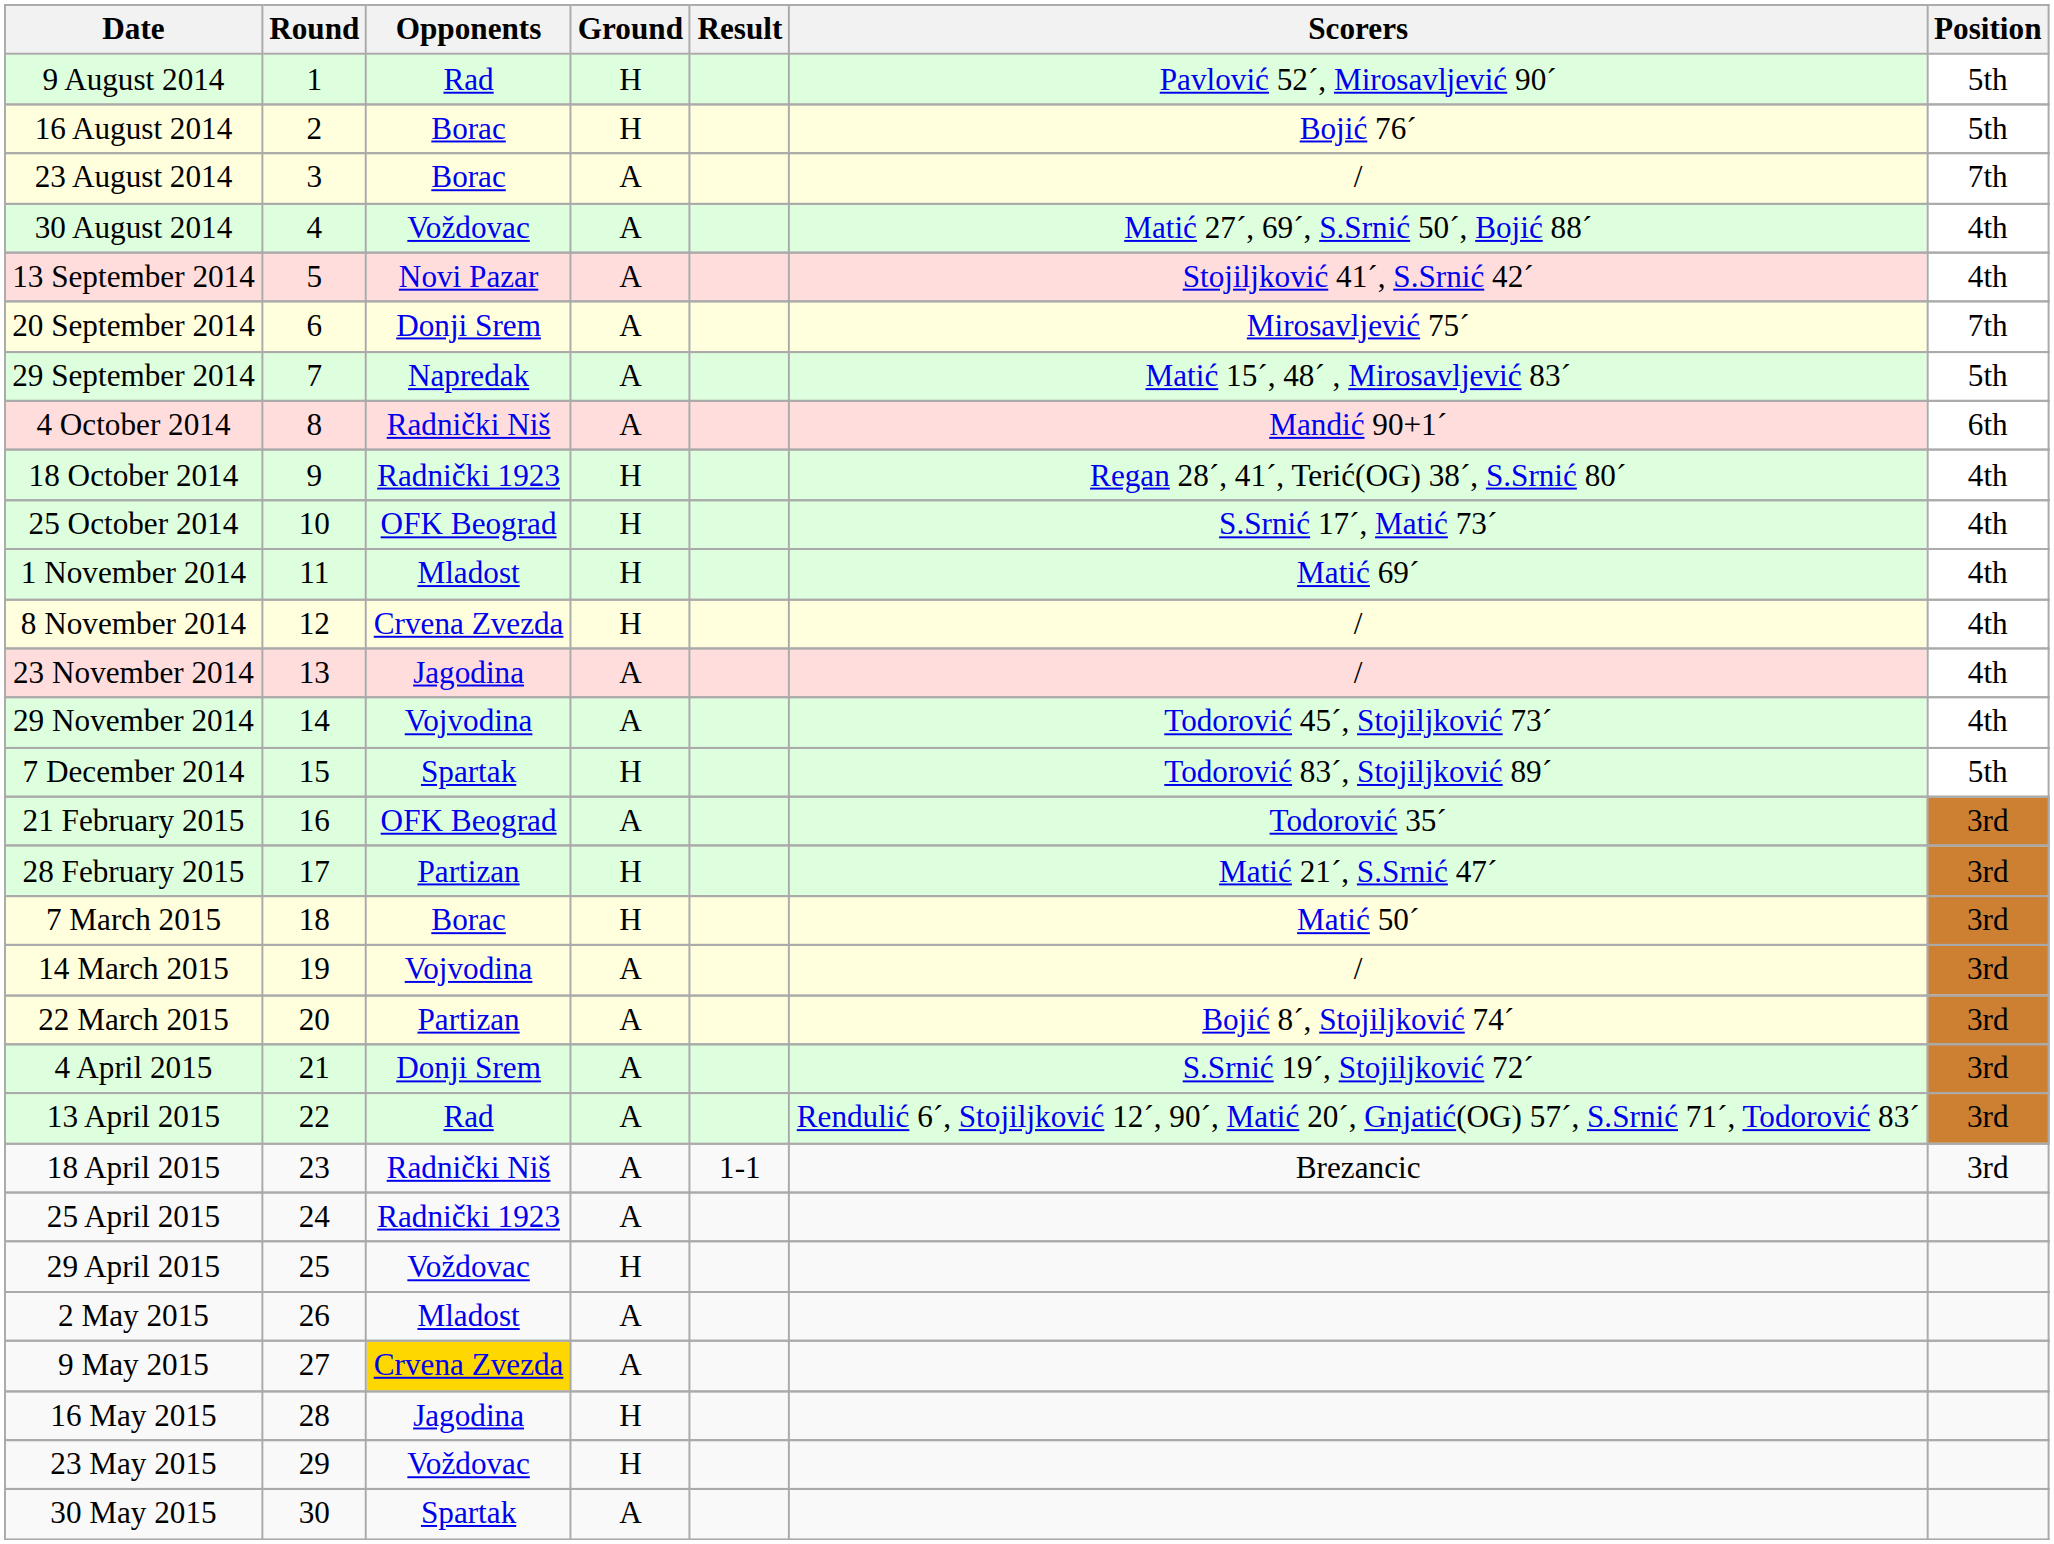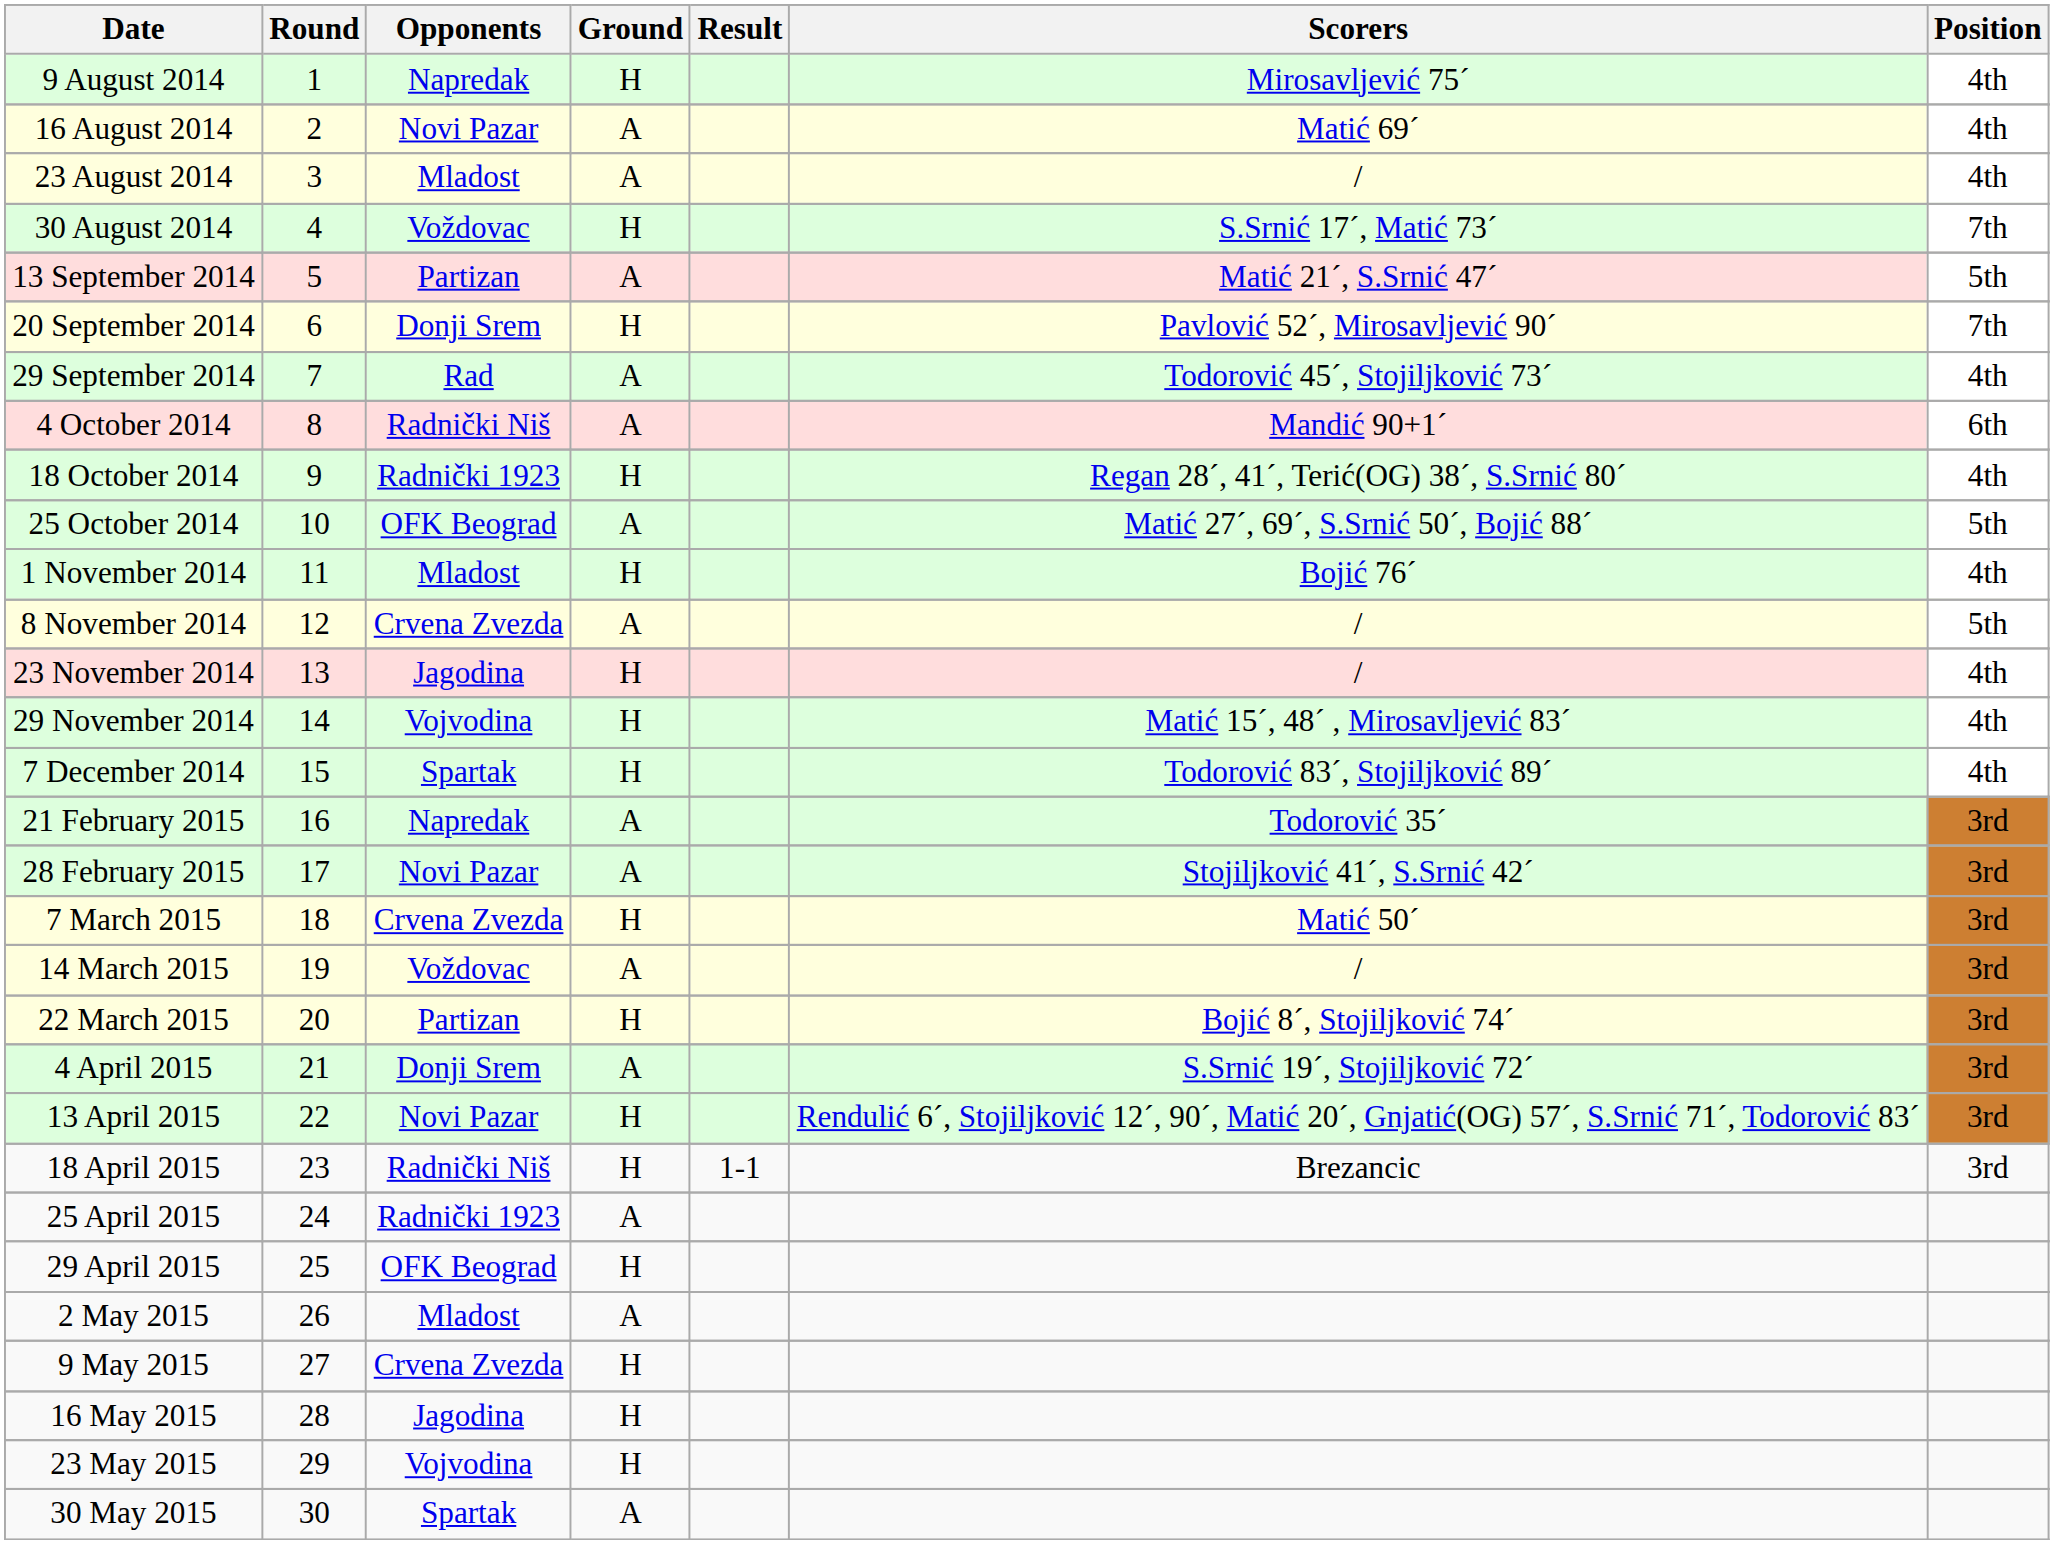(469, 78) Rad -> (469, 78) Napredak
(1358, 78) Pavlović 52´, Mirosavljević 90´ -> (1358, 78) Mirosavljević 75´
(1988, 78) 5th -> (1988, 78) 4th
(469, 128) Borac -> (469, 128) Novi Pazar
(630, 128) H -> (630, 128) A
(1358, 128) Bojić 76´ -> (1358, 128) Matić 69´
(1988, 128) 5th -> (1988, 128) 4th
(469, 177) Borac -> (469, 177) Mladost
(1988, 177) 7th -> (1988, 177) 4th
(630, 227) A -> (630, 227) H
(1358, 227) Matić 27´, 69´, S.Srnić 50´, Bojić 88´ -> (1358, 227) S.Srnić 17´, Matić 73´
(1988, 227) 4th -> (1988, 227) 7th
(469, 276) Novi Pazar -> (469, 276) Partizan
(1358, 276) Stojiljković 41´, S.Srnić 42´ -> (1358, 276) Matić 21´, S.Srnić 47´
(1988, 276) 4th -> (1988, 276) 5th
(630, 326) A -> (630, 326) H
(1358, 326) Mirosavljević 75´ -> (1358, 326) Pavlović 52´, Mirosavljević 90´
(469, 375) Napredak -> (469, 375) Rad
(1358, 375) Matić 15´, 48´ , Mirosavljević 83´ -> (1358, 375) Todorović 45´, Stojiljković 73´
(1988, 375) 5th -> (1988, 375) 4th
(630, 524) H -> (630, 524) A
(1358, 524) S.Srnić 17´, Matić 73´ -> (1358, 524) Matić 27´, 69´, S.Srnić 50´, Bojić 88´
(1988, 524) 4th -> (1988, 524) 5th
(1358, 573) Matić 69´ -> (1358, 573) Bojić 76´
(630, 623) H -> (630, 623) A
(1988, 623) 4th -> (1988, 623) 5th
(630, 672) A -> (630, 672) H
(630, 721) A -> (630, 721) H
(1358, 721) Todorović 45´, Stojiljković 73´ -> (1358, 721) Matić 15´, 48´ , Mirosavljević 83´
(1988, 771) 5th -> (1988, 771) 4th
(469, 820) OFK Beograd -> (469, 820) Napredak
(469, 870) Partizan -> (469, 870) Novi Pazar
(630, 870) H -> (630, 870) A
(1358, 870) Matić 21´, S.Srnić 47´ -> (1358, 870) Stojiljković 41´, S.Srnić 42´
(469, 919) Borac -> (469, 919) Crvena Zvezda
(469, 969) Vojvodina -> (469, 969) Voždovac
(630, 1018) A -> (630, 1018) H
(469, 1117) Rad -> (469, 1117) Novi Pazar
(630, 1117) A -> (630, 1117) H
(630, 1167) A -> (630, 1167) H
(469, 1266) Voždovac -> (469, 1266) OFK Beograd
(469, 1365) gold background -> (469, 1365) no background
(630, 1365) A -> (630, 1365) H
(469, 1464) Voždovac -> (469, 1464) Vojvodina
